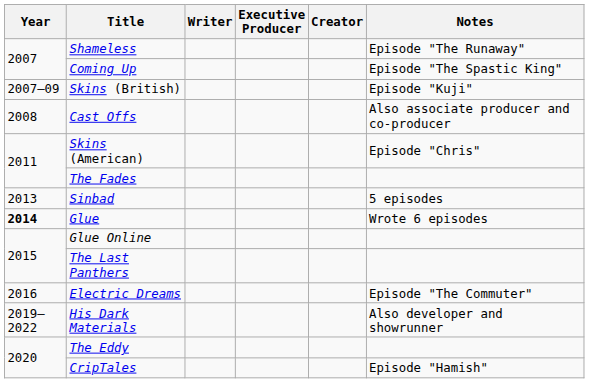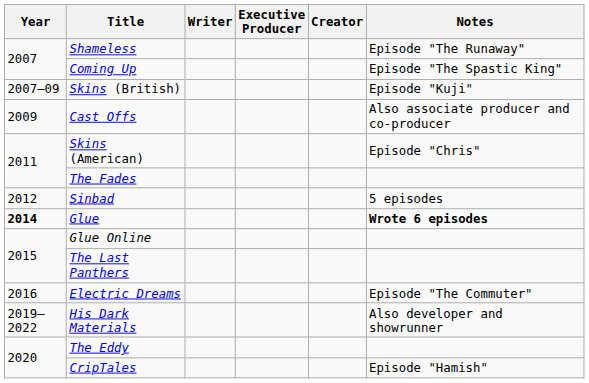(22, 116) 2008 -> (22, 116) 2009
(22, 198) 2013 -> (22, 198) 2012
(428, 218) normal -> (428, 218) bold
